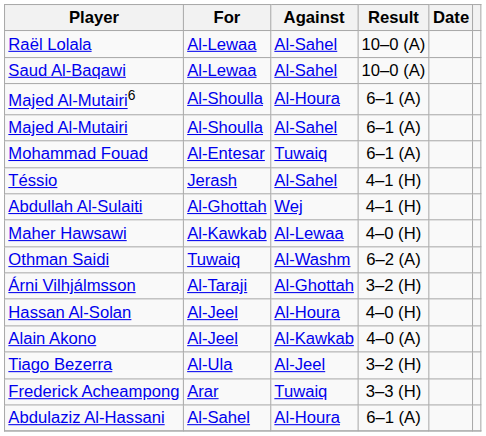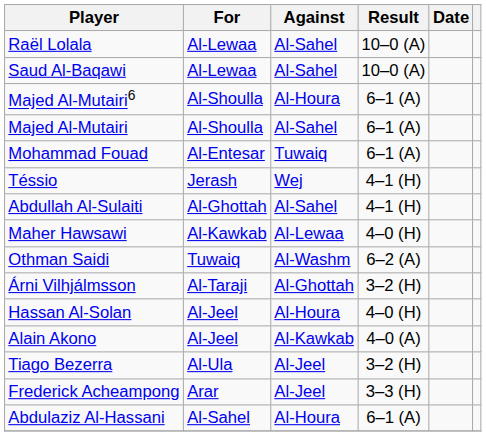(306, 180) Al-Sahel -> (289, 180) Wej
(289, 206) Wej -> (306, 206) Al-Sahel
(301, 391) Tuwaiq -> (300, 391) Al-Jeel
